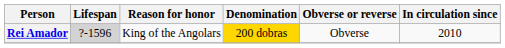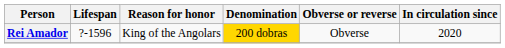(95, 33) lightgrey background -> (95, 33) no background
(450, 33) 2010 -> (450, 33) 2020
